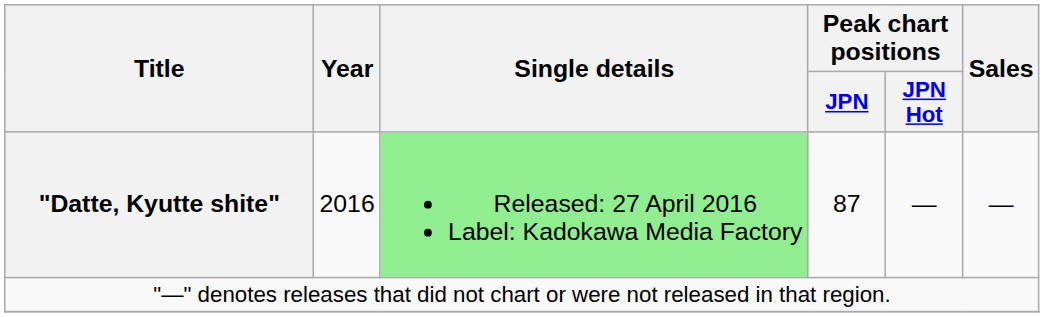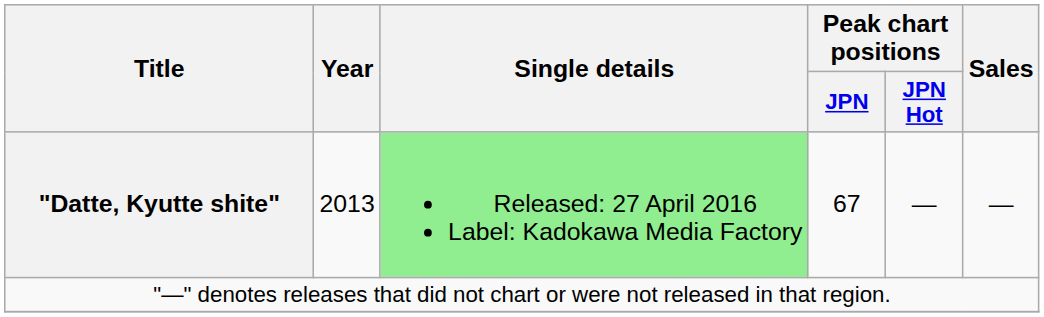(347, 204) 2016 -> (347, 204) 2013
(847, 204) 87 -> (847, 204) 67
